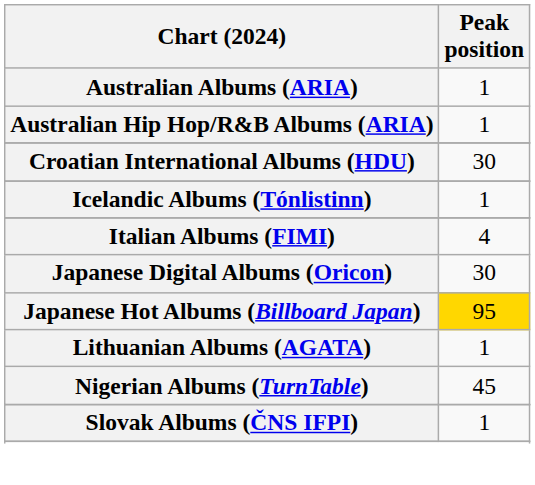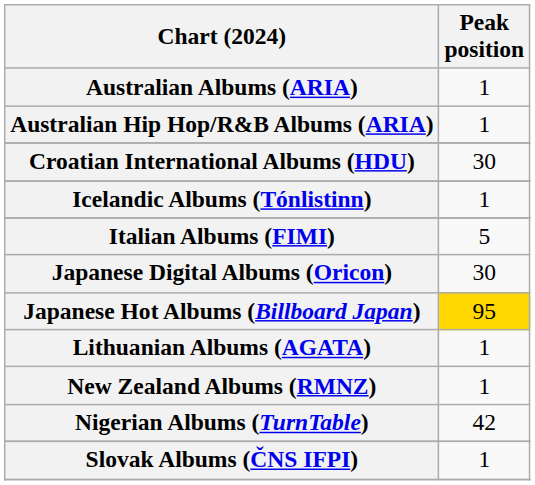(484, 236) 4 -> (484, 236) 5
+ row: (222, 385)
(484, 385) 45 -> (484, 422) 42
